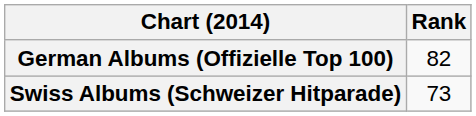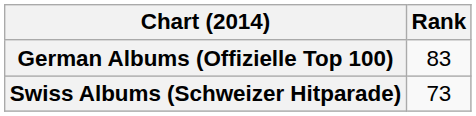(439, 57) 82 -> (439, 57) 83
